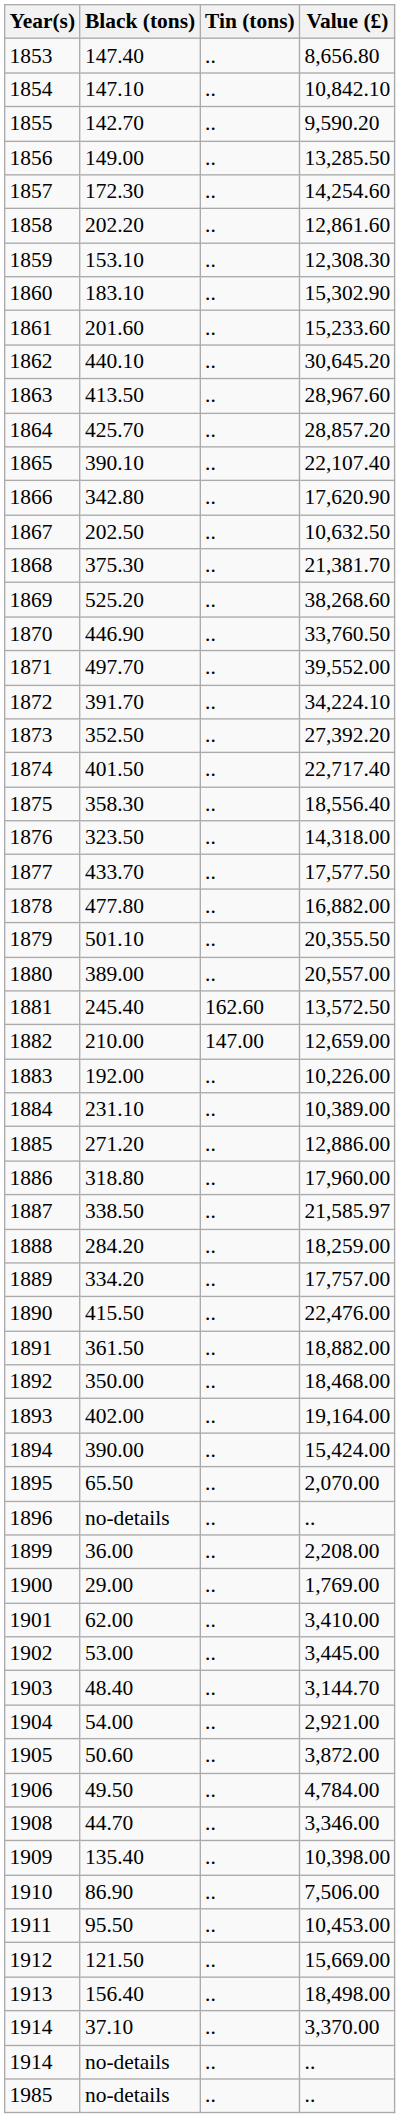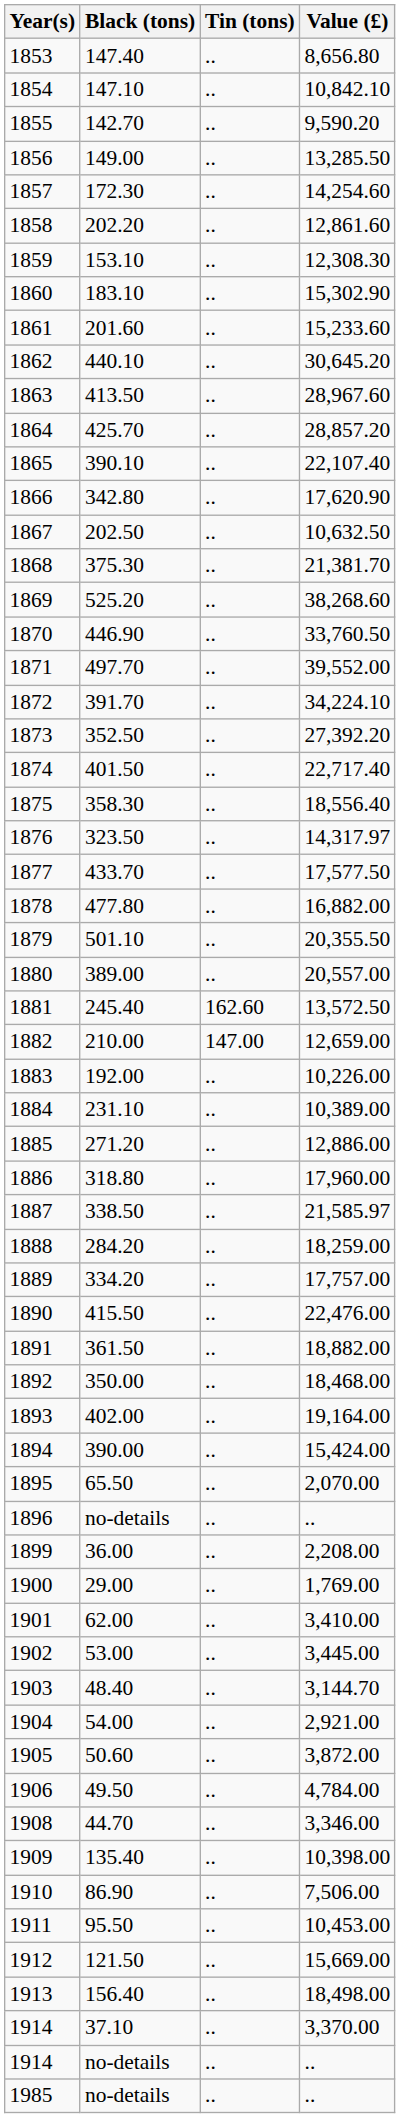(347, 837) 14,318.00 -> (347, 837) 14,317.97
